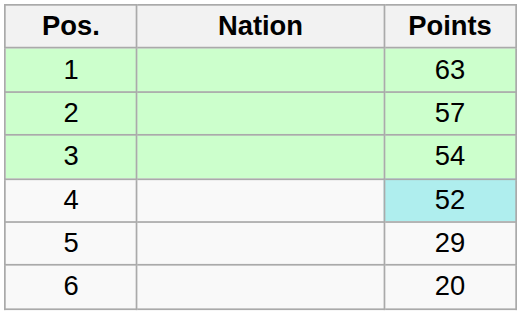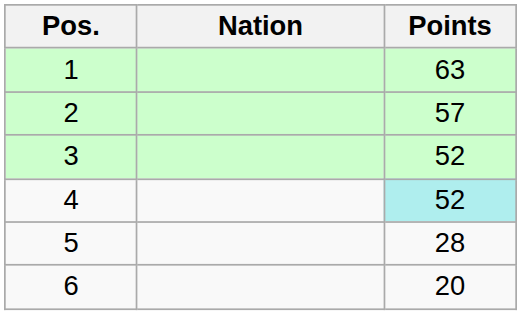(450, 156) 54 -> (450, 156) 52
(450, 243) 29 -> (450, 243) 28
